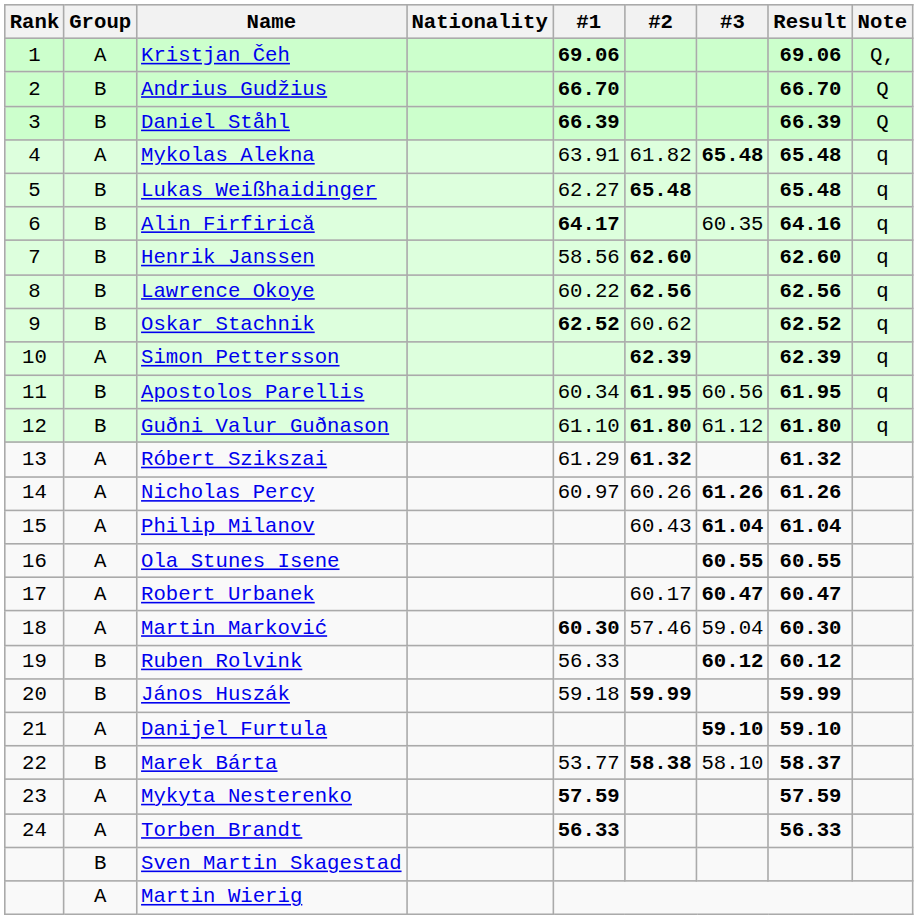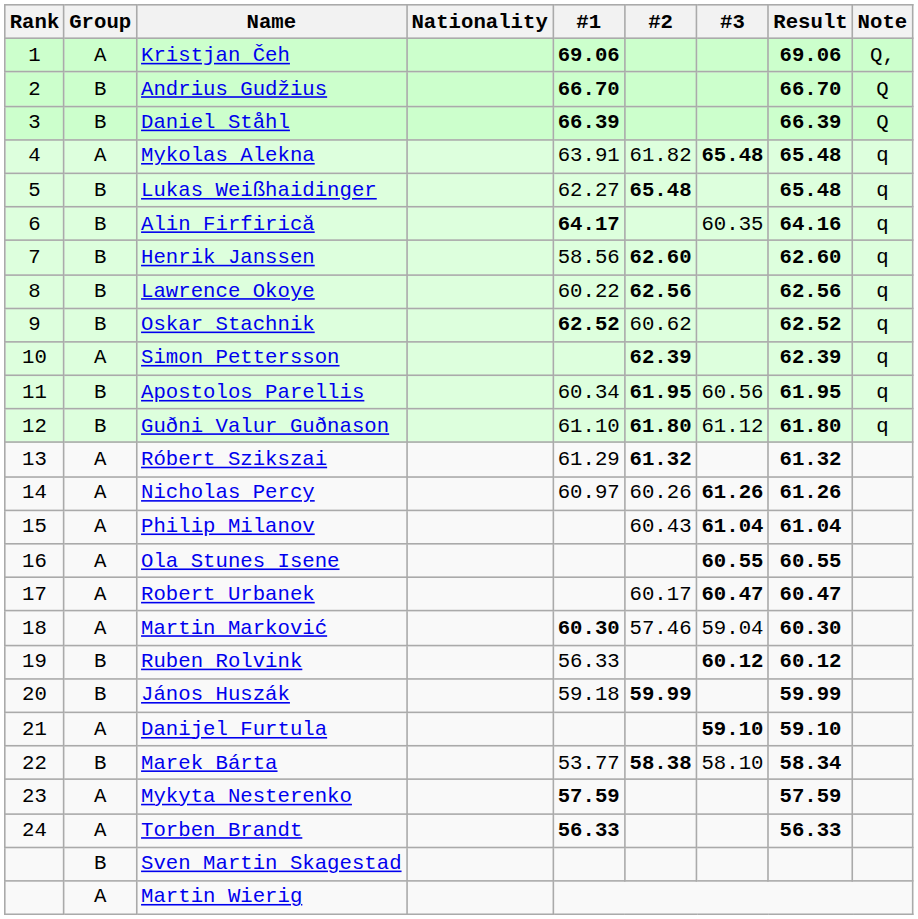(811, 763) 58.37 -> (811, 763) 58.34
